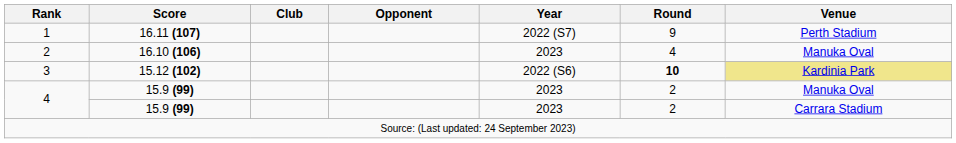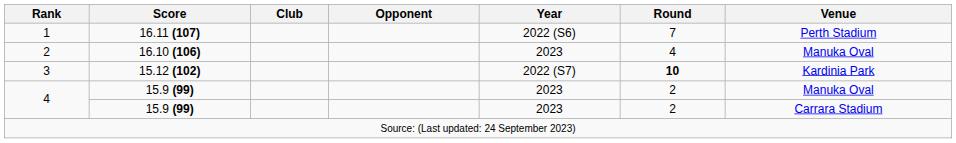(549, 33) 2022 (S7) -> (549, 33) 2022 (S6)
(673, 33) 9 -> (673, 33) 7
(549, 71) 2022 (S6) -> (549, 71) 2022 (S7)
(838, 71) khaki background -> (838, 71) no background
